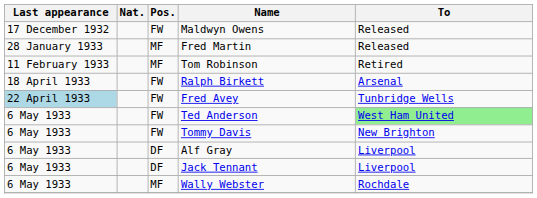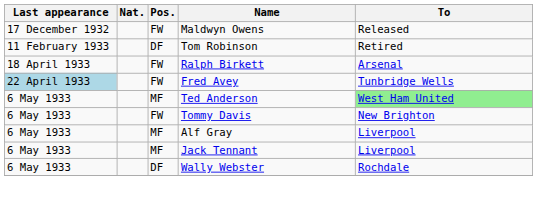- row: (216, 48)
(157, 65) MF -> (157, 48) DF
(157, 116) FW -> (157, 99) MF
(157, 151) DF -> (157, 133) MF
(157, 168) DF -> (157, 151) MF
(157, 185) MF -> (157, 168) DF
